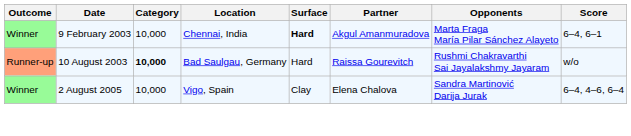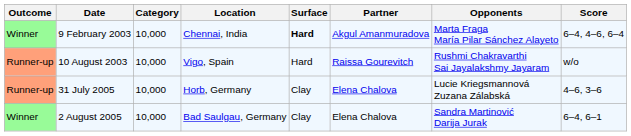(583, 33) 6–4, 6–1 -> (594, 33) 6–4, 4–6, 6–4
(151, 61) bold -> (151, 61) normal
(235, 61) Bad Saulgau, Germany -> (209, 61) Vigo, Spain
+ row: (86, 89)
(209, 89) Vigo, Spain -> (235, 116) Bad Saulgau, Germany
(594, 89) 6–4, 4–6, 6–4 -> (583, 116) 6–4, 6–1
